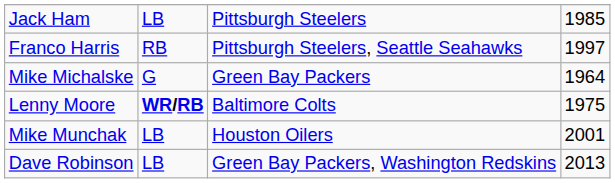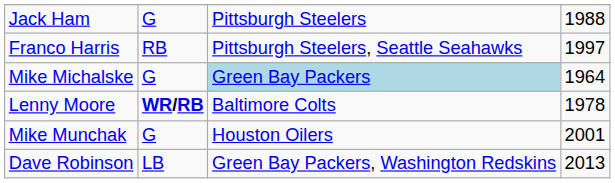(153, 18) LB -> (149, 18) G
(585, 18) 1985 -> (585, 18) 1988
(291, 76) no background -> (291, 76) lightblue background
(585, 105) 1975 -> (585, 105) 1978
(153, 134) LB -> (149, 134) G
